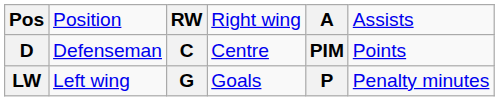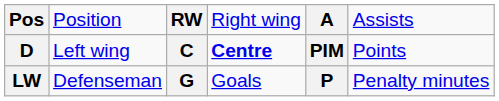(108, 50) Defenseman -> (92, 50) Left wing
(240, 50) normal -> (242, 50) bold
(92, 80) Left wing -> (108, 80) Defenseman
